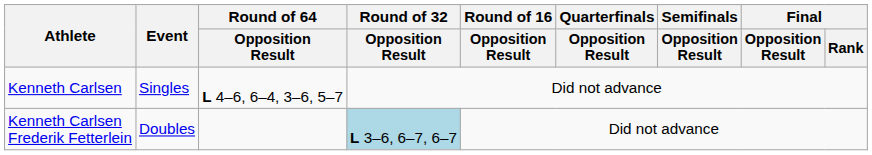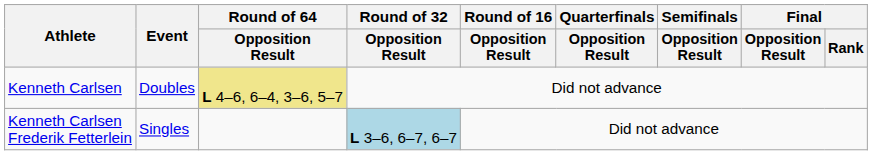(164, 88) Singles -> (167, 88) Doubles
(273, 97) no background -> (273, 97) khaki background
(167, 129) Doubles -> (164, 129) Singles
